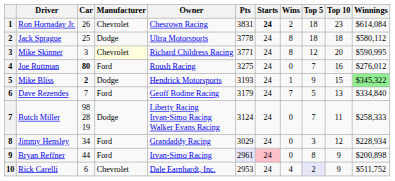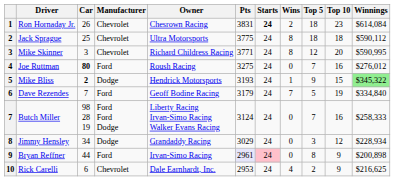(108, 39) Dodge -> (113, 39) Chevrolet
(245, 39) 3778 -> (245, 39) 3775
(371, 39) $580,112 -> (371, 39) $590,112
(113, 53) lightyellow background -> (113, 53) no background
(339, 94) 13 -> (339, 94) 19
(108, 118) Dodge -> (108, 118) Ford Ford Dodge
(339, 118) 11 -> (339, 118) 16
(104, 141) Ford -> (108, 141) Dodge
(313, 169) lavender background -> (313, 169) no background
(371, 169) $511,752 -> (371, 169) $216,625
